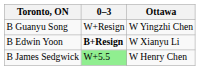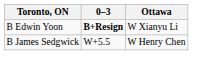- row: (37, 27)
(97, 57) lightgreen background -> (97, 42) no background
